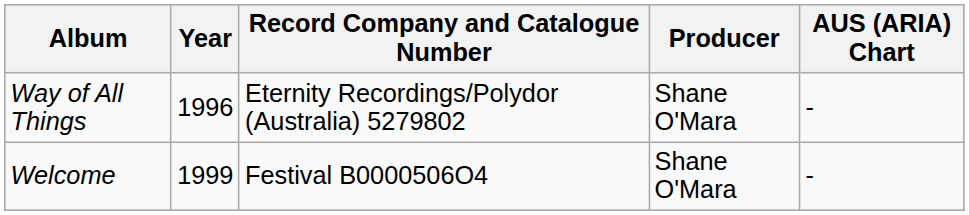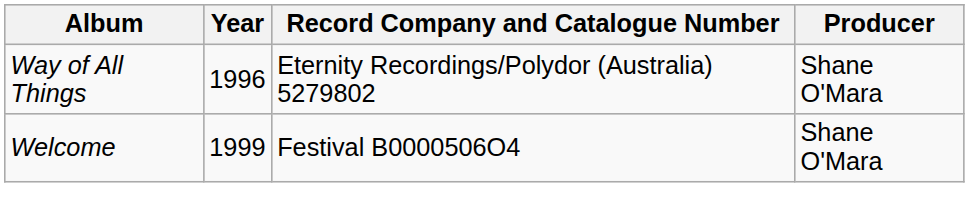- column: (882, 38)
